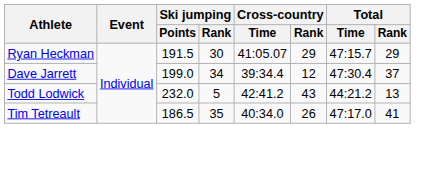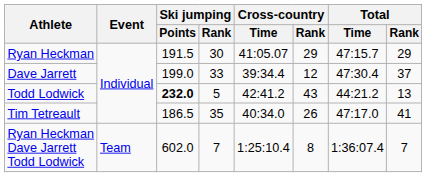(217, 74) 34 -> (217, 74) 33
(178, 94) normal -> (178, 94) bold
+ row: (51, 148)
